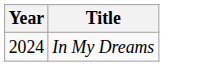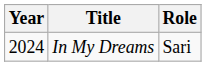+ column: (180, 18)
